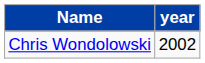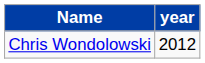(177, 44) 2002 -> (177, 44) 2012
